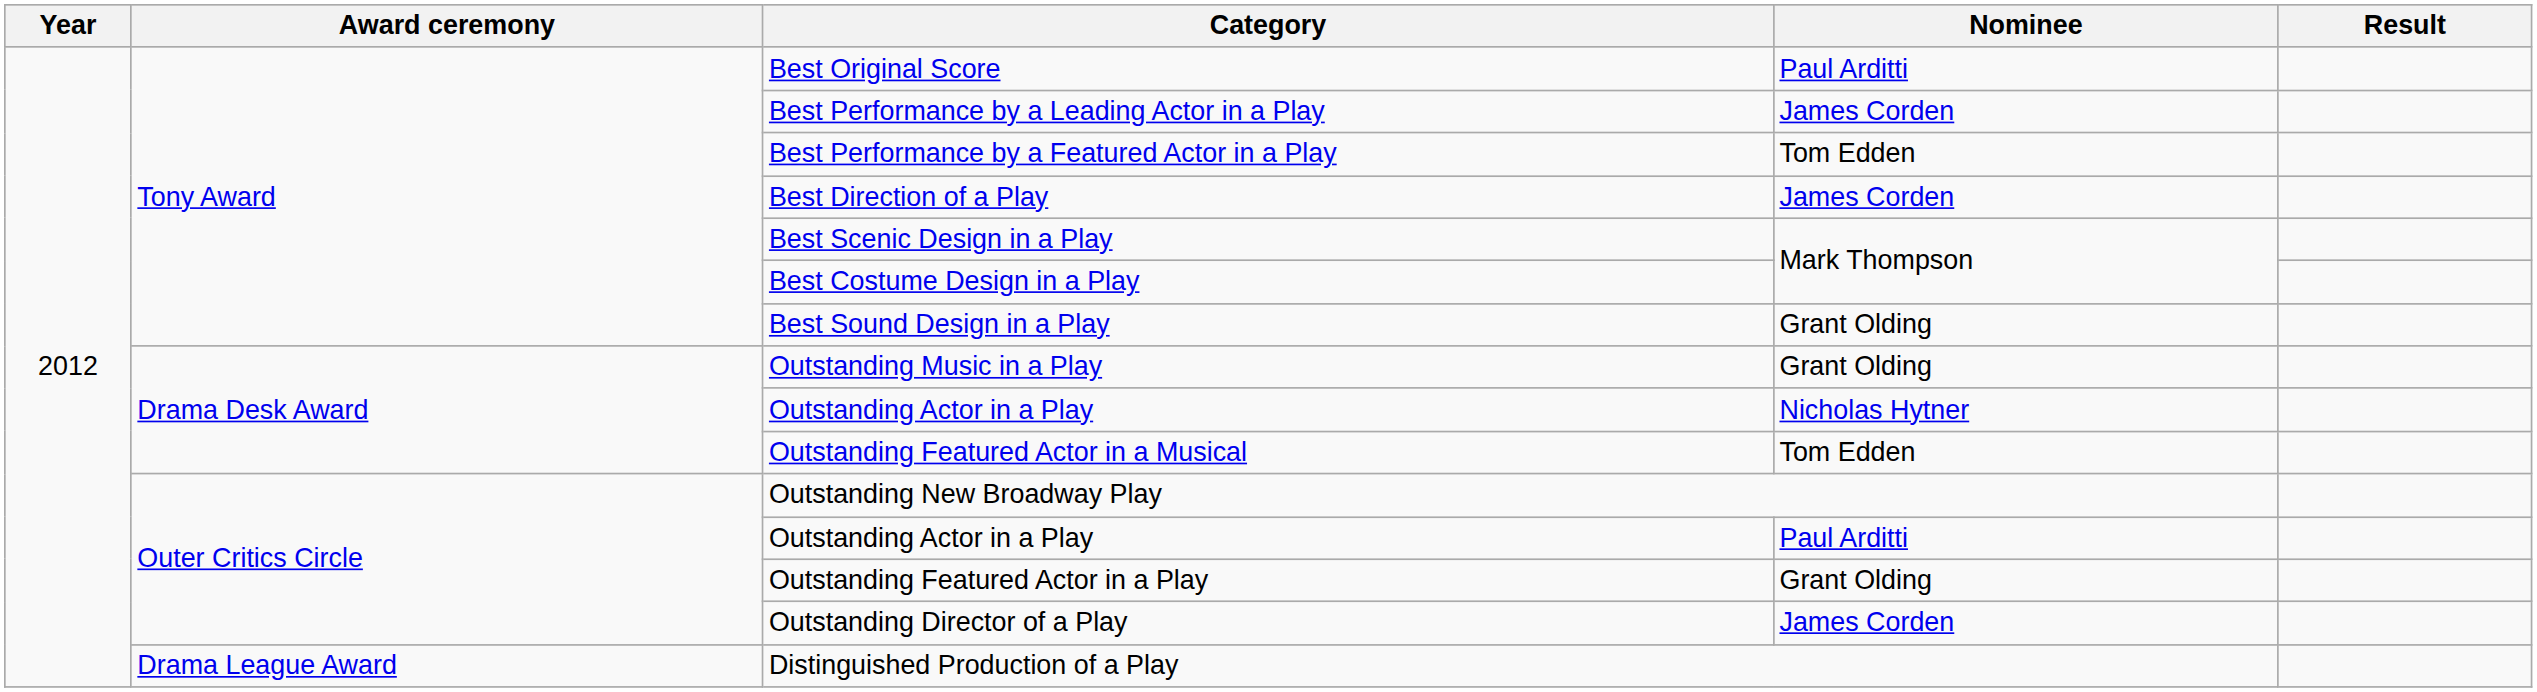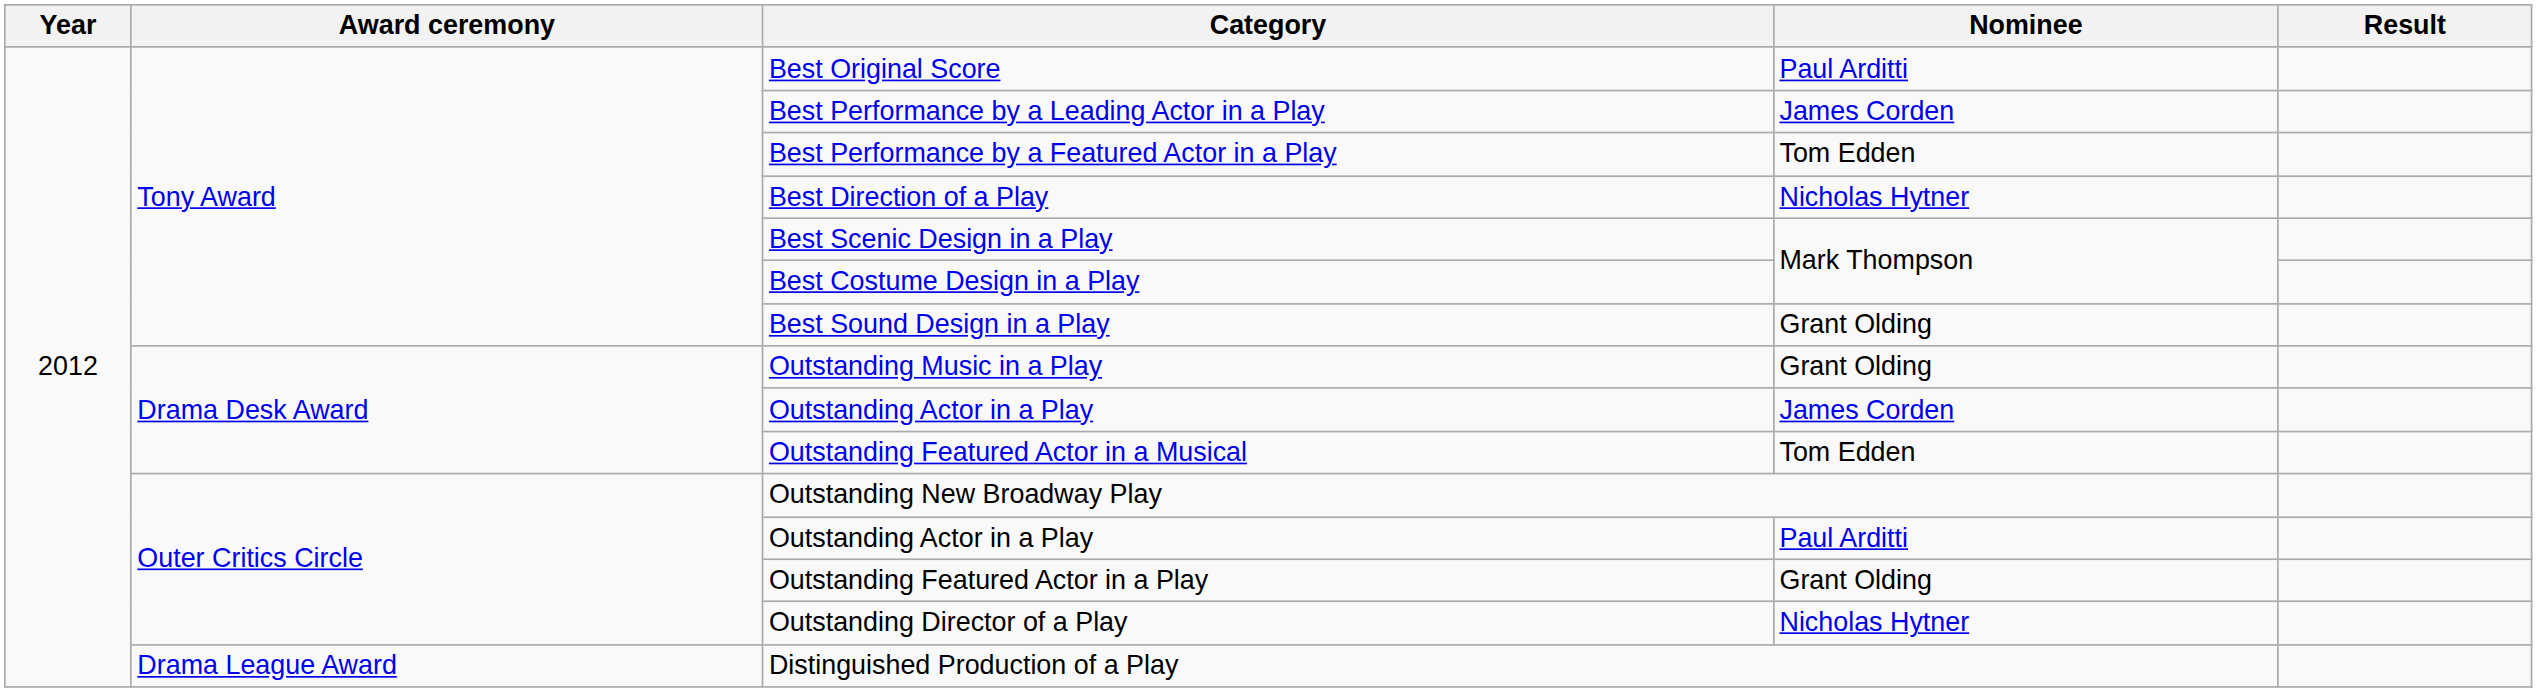(1867, 196) James Corden -> (1874, 196) Nicholas Hytner
(1874, 409) Nicholas Hytner -> (1867, 409) James Corden
(1867, 622) James Corden -> (1874, 622) Nicholas Hytner
